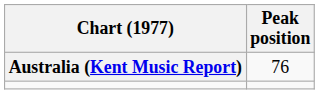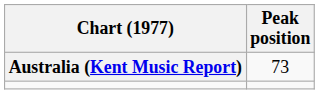(280, 66) 76 -> (280, 66) 73
